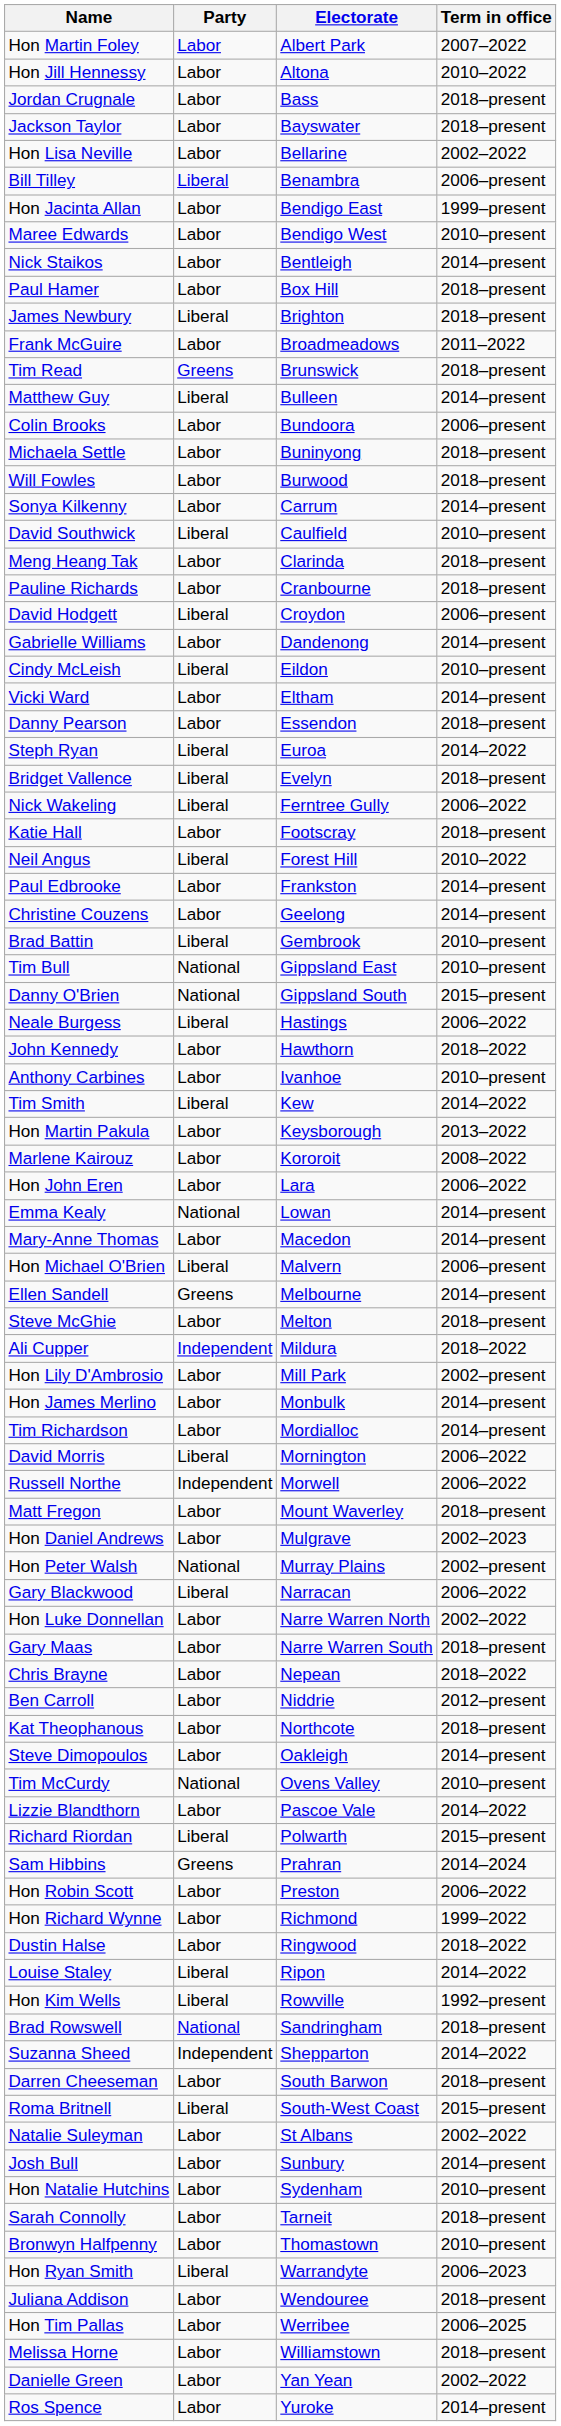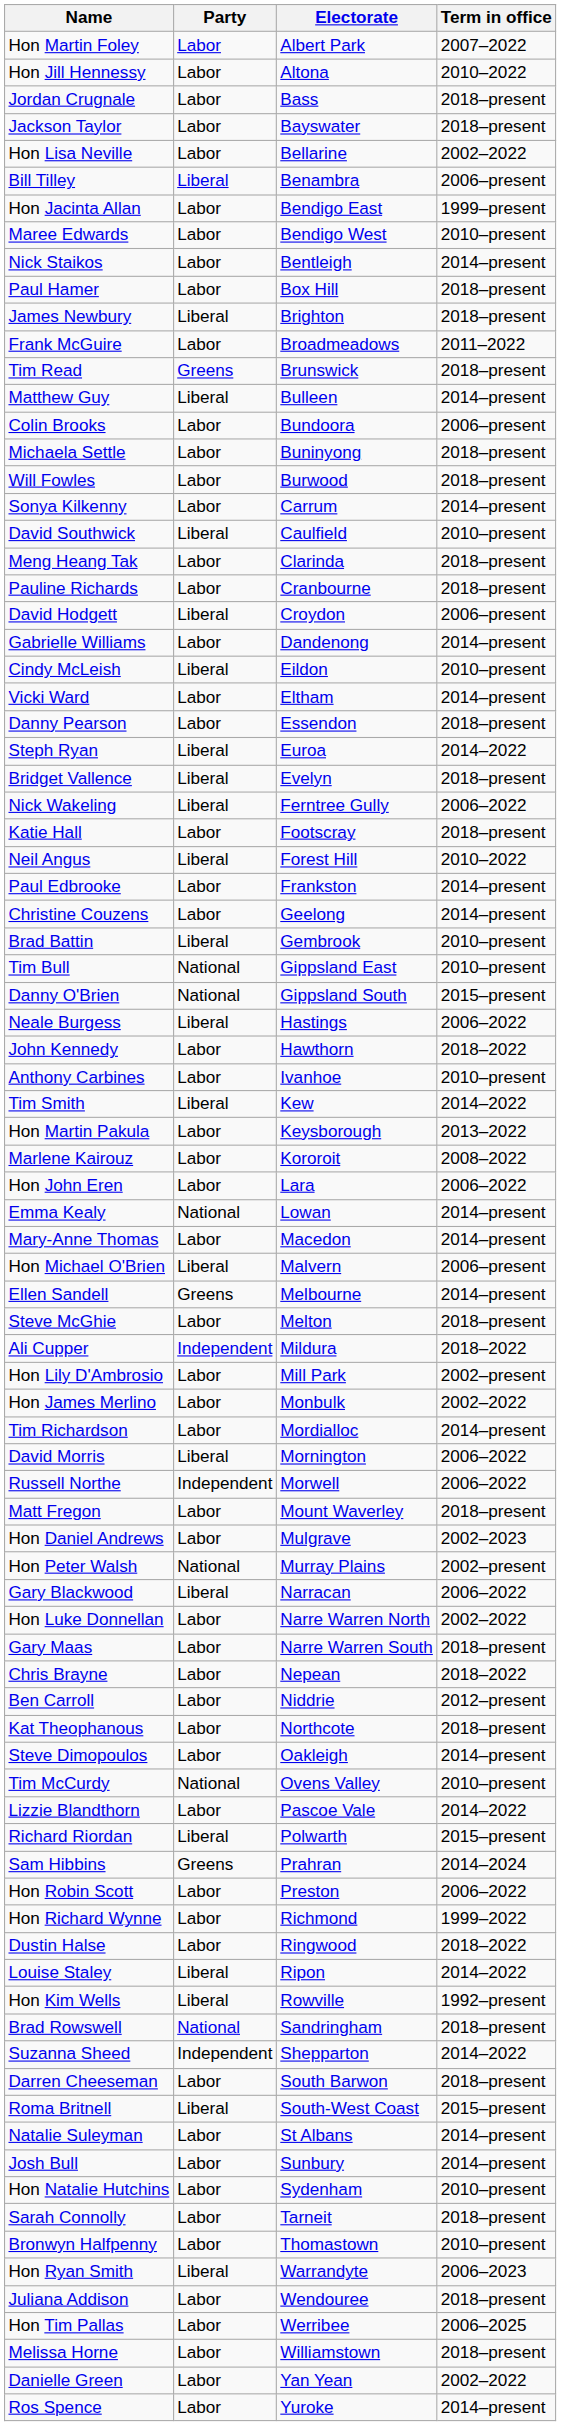(493, 1402) 2014–present -> (484, 1402) 2002–2022
(484, 2135) 2002–2022 -> (493, 2135) 2014–present
